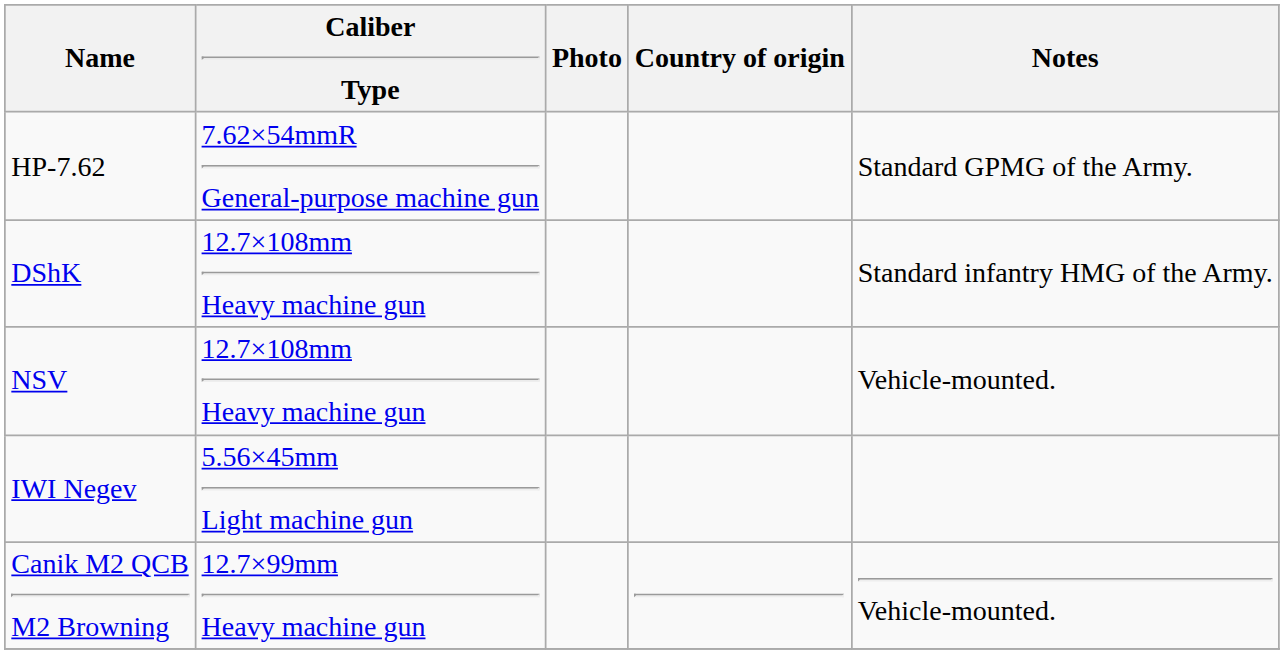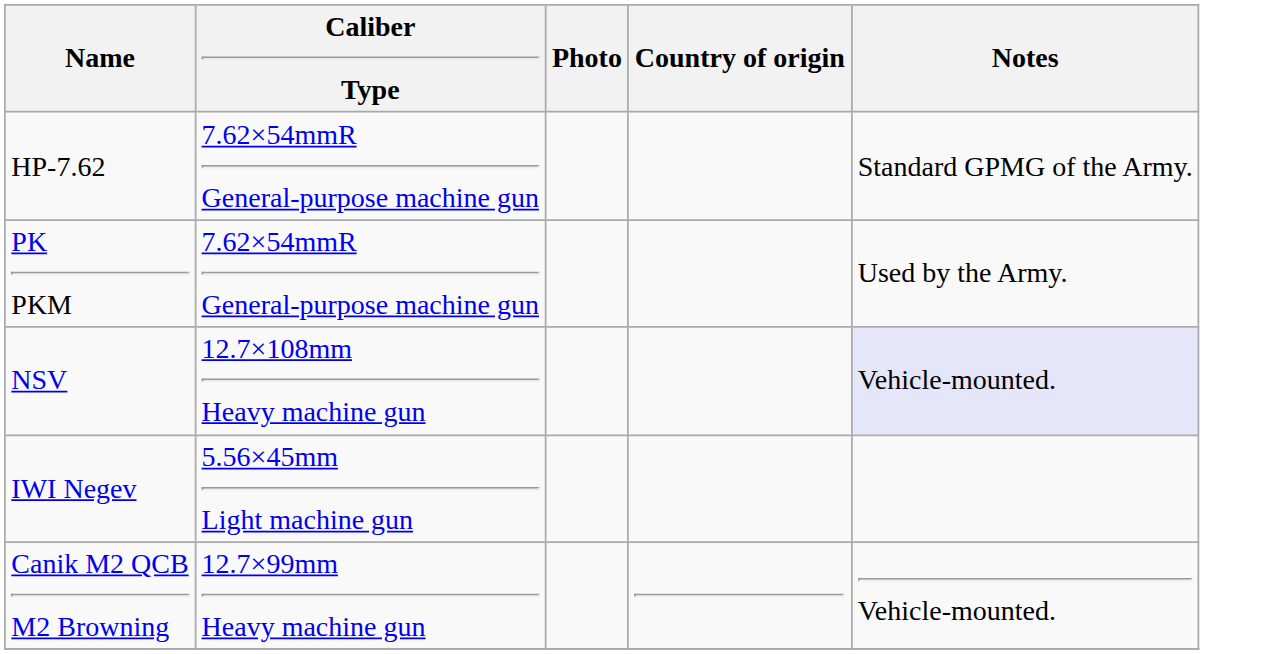+ row: (100, 273)
- row: (46, 273)
(957, 380) no background -> (957, 380) lavender background
